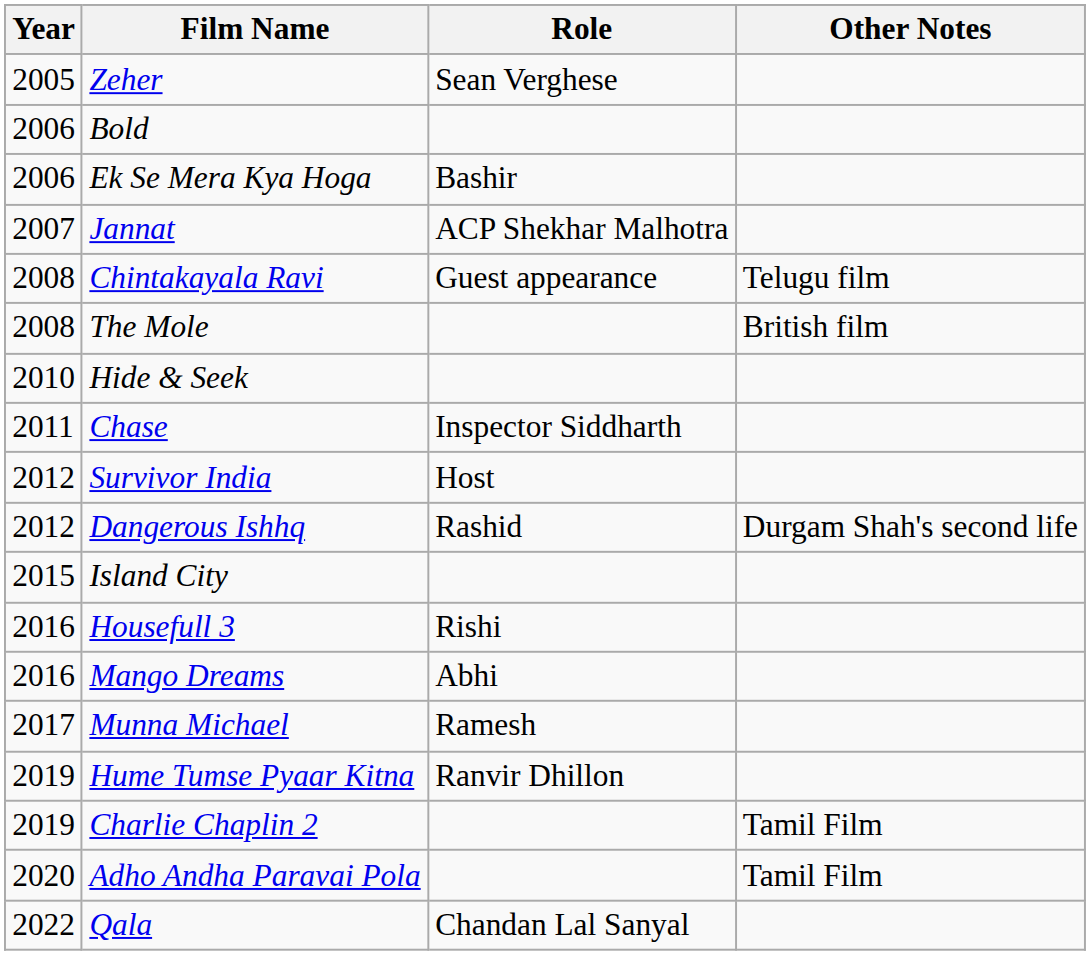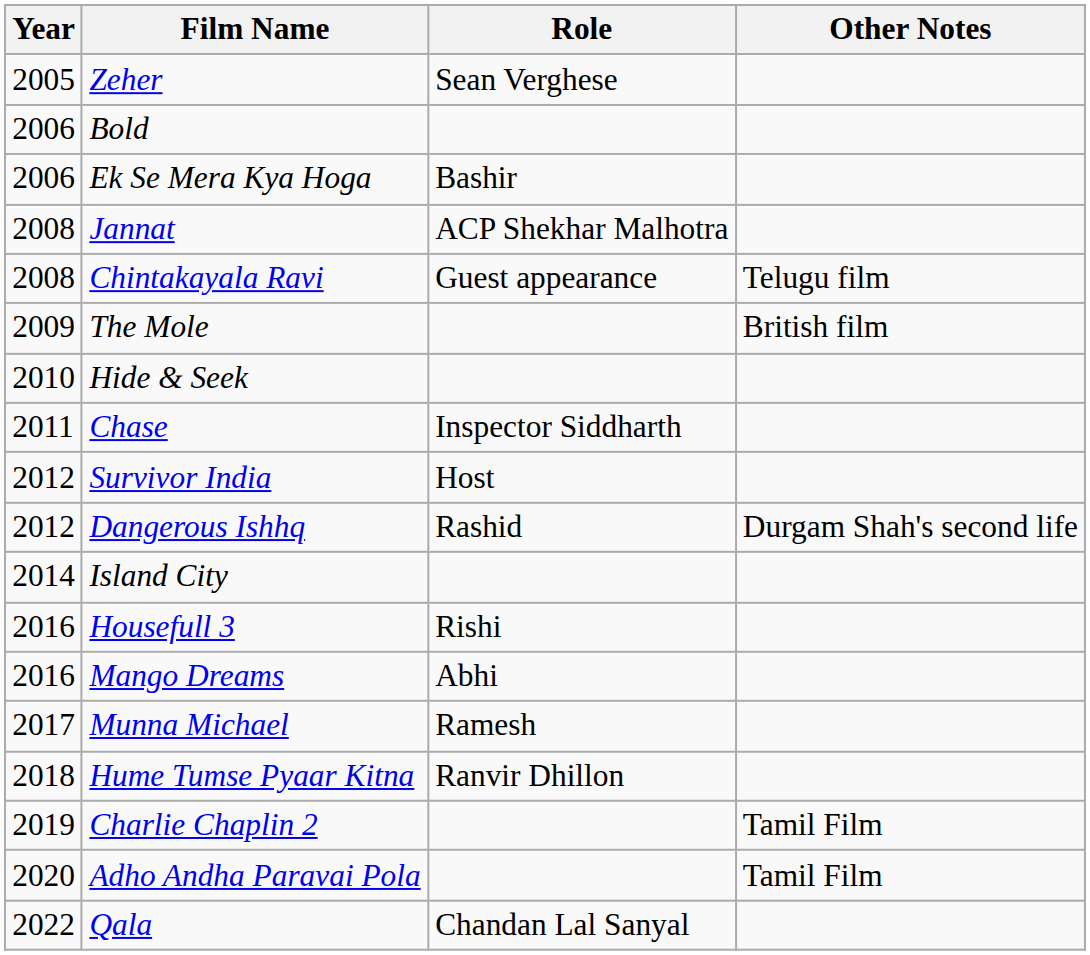(44, 228) 2007 -> (44, 228) 2008
(44, 327) 2008 -> (44, 327) 2009
(44, 576) 2015 -> (44, 576) 2014
(44, 775) 2019 -> (44, 775) 2018
